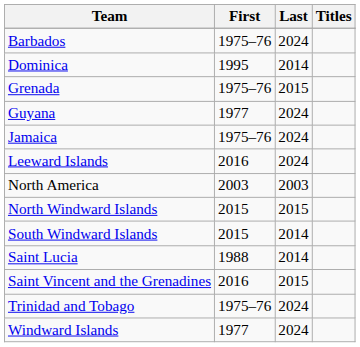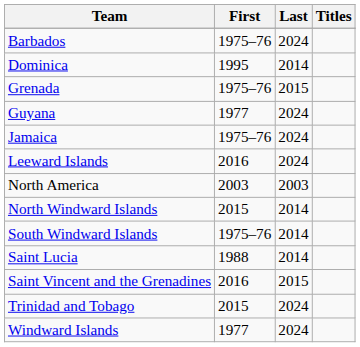(293, 209) 2015 -> (293, 209) 2014
(233, 233) 2015 -> (245, 233) 1975–76
(245, 305) 1975–76 -> (233, 305) 2015
